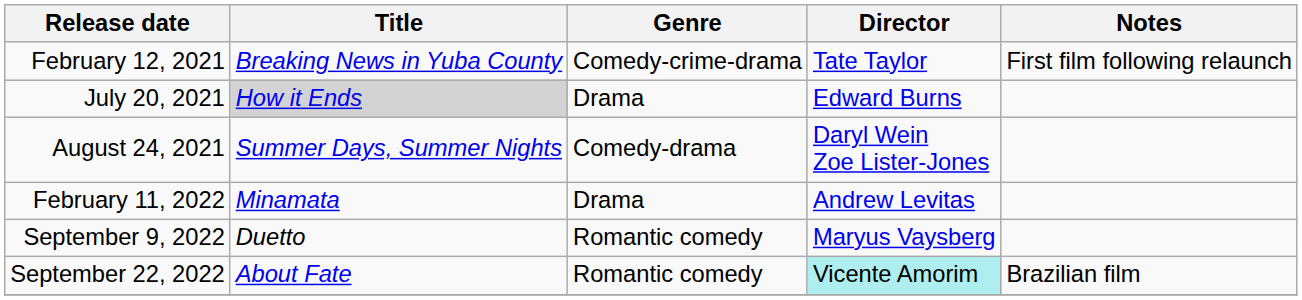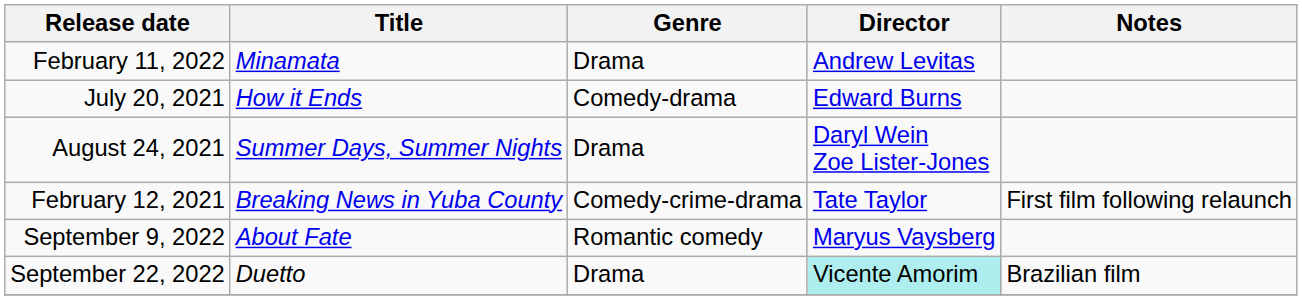rows swapped: (128, 60) <-> (129, 200)
(299, 98) lightgrey background -> (299, 98) no background
(609, 98) Drama -> (655, 98) Comedy-drama
(655, 149) Comedy-drama -> (609, 149) Drama
(271, 237) Duetto -> (294, 237) About Fate
(294, 275) About Fate -> (271, 275) Duetto
(668, 275) Romantic comedy -> (609, 275) Drama
